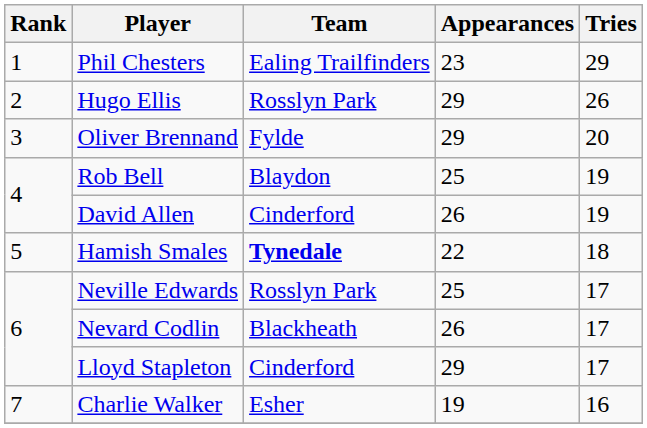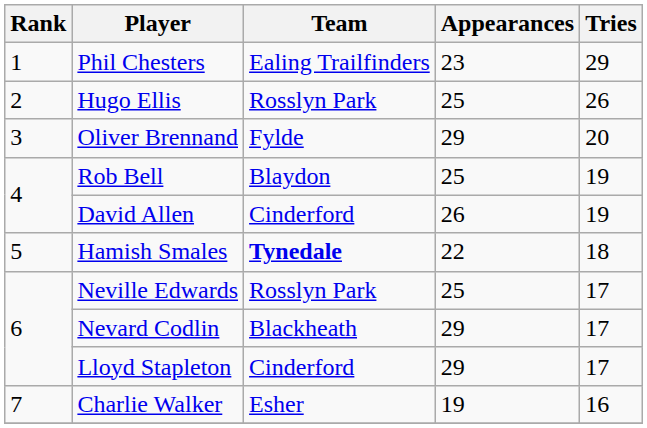(453, 99) 29 -> (453, 99) 25
(453, 328) 26 -> (453, 328) 29
